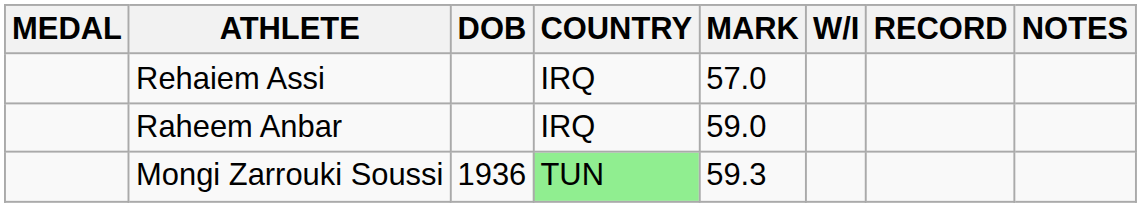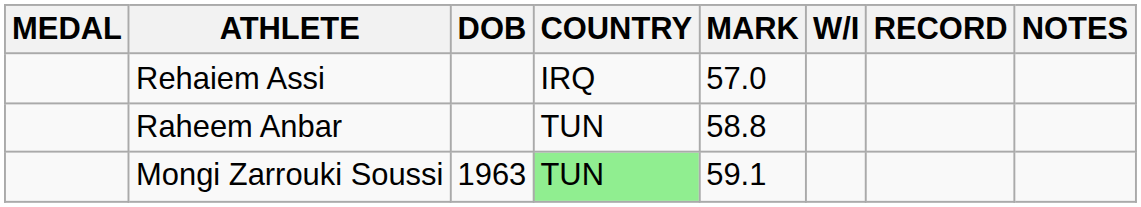(568, 126) IRQ -> (572, 126) TUN
(736, 126) 59.0 -> (736, 126) 58.8
(492, 175) 1936 -> (492, 175) 1963
(736, 175) 59.3 -> (736, 175) 59.1
